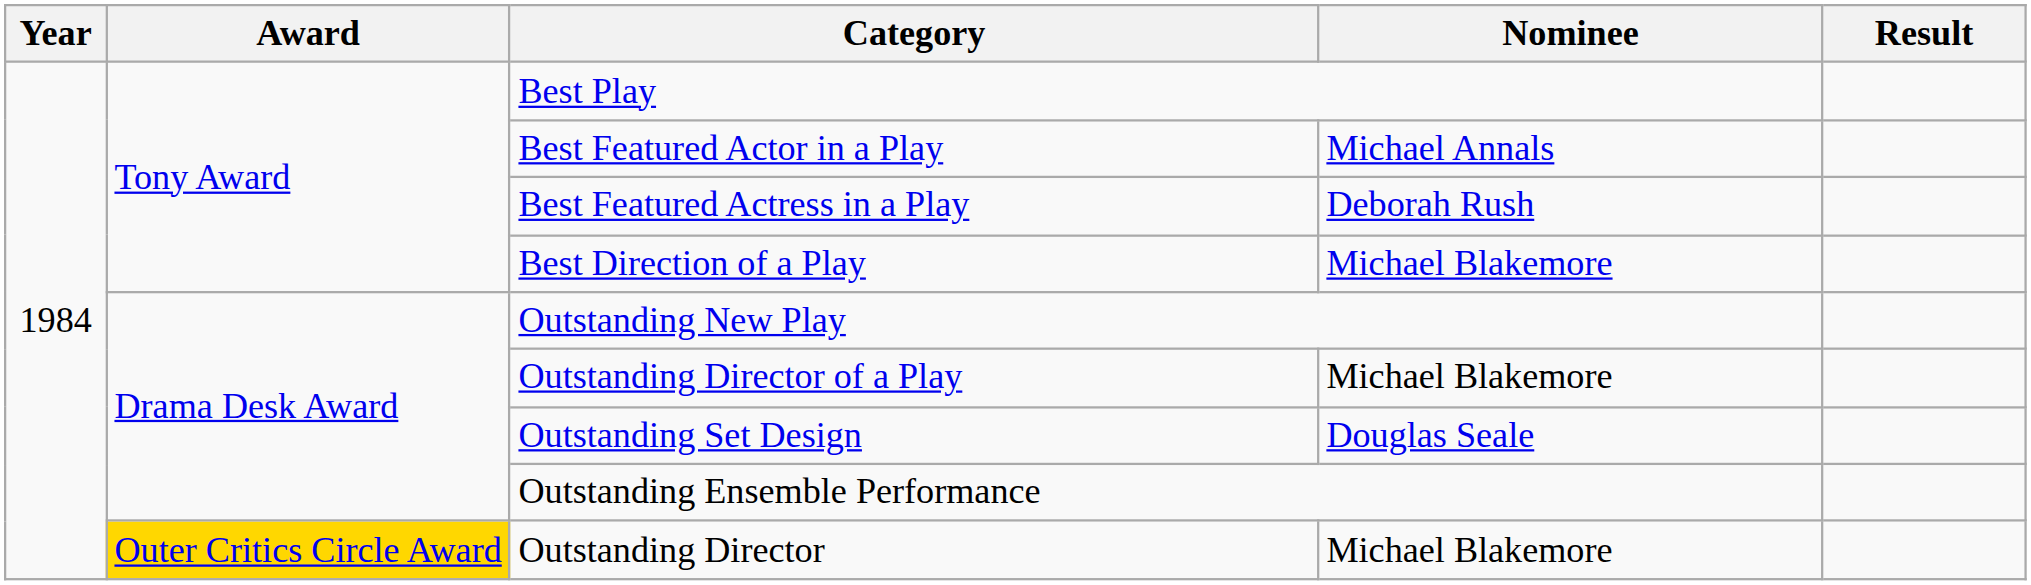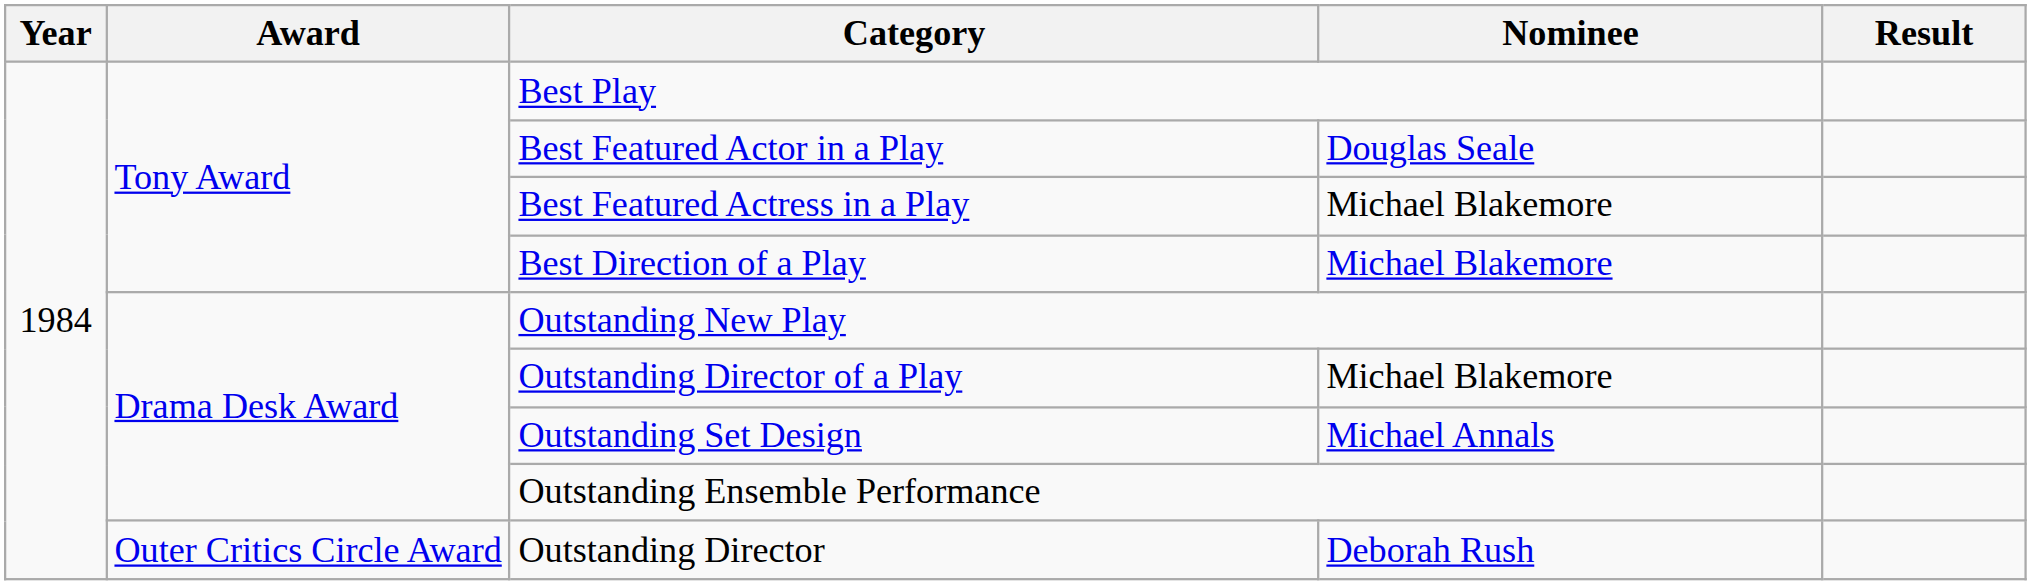(1440, 147) Michael Annals -> (1430, 147) Douglas Seale
(1430, 205) Deborah Rush -> (1469, 205) Michael Blakemore
(1430, 434) Douglas Seale -> (1440, 434) Michael Annals
(308, 549) gold background -> (308, 549) no background
(1469, 549) Michael Blakemore -> (1430, 549) Deborah Rush
